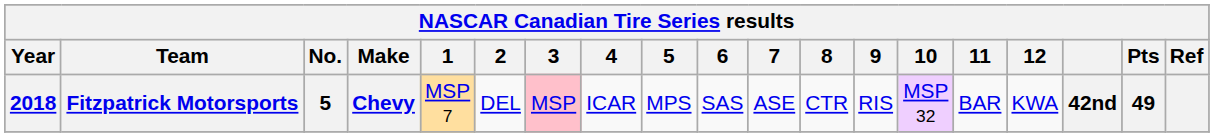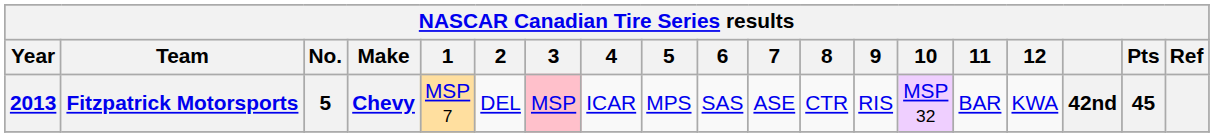(33, 103) 2018 -> (33, 103) 2013
(1143, 103) 49 -> (1143, 103) 45
